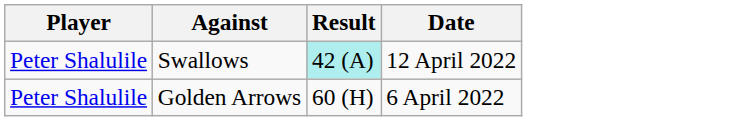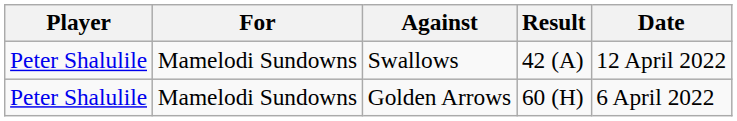+ column: (257, 23)
(343, 60) paleturquoise background -> (553, 60) no background
